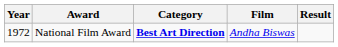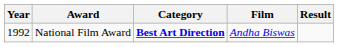(18, 32) 1972 -> (18, 32) 1992
